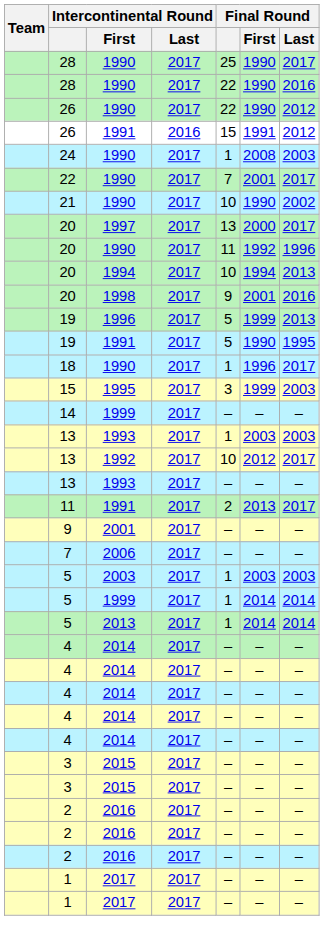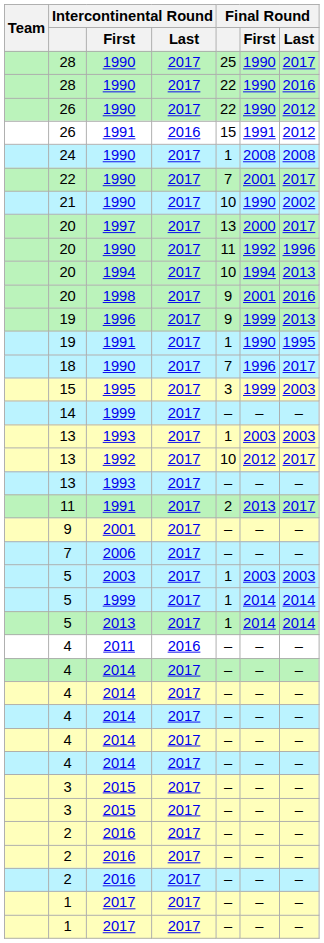(299, 156) 2003 -> (299, 156) 2008
(228, 319) 5 -> (228, 319) 9
(228, 343) 5 -> (228, 343) 1
(228, 366) 1 -> (228, 366) 7
+ row: (68, 646)
